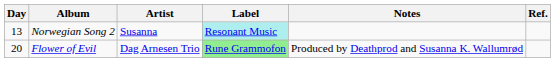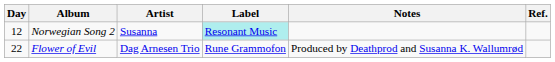(17, 31) 13 -> (17, 31) 12
(17, 48) 20 -> (17, 48) 22
(245, 48) lightgreen background -> (245, 48) no background
